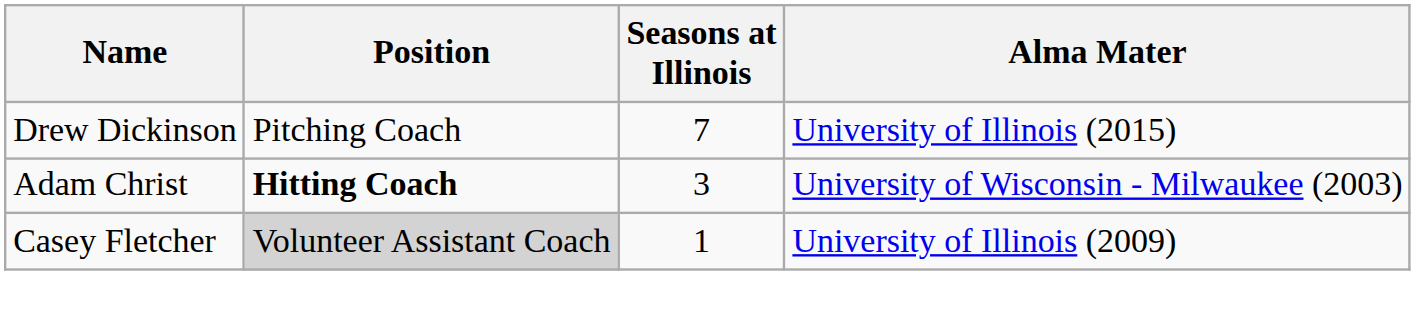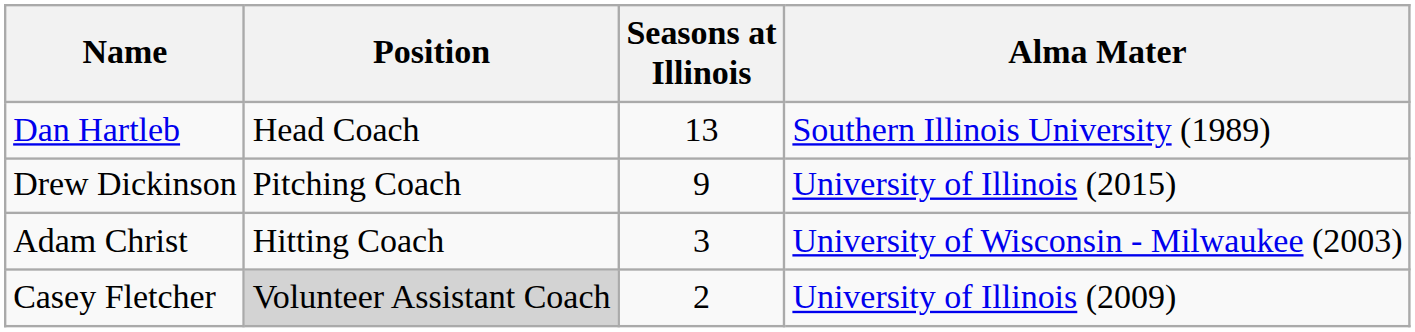+ row: (97, 129)
(701, 129) 7 -> (701, 185) 9
(355, 185) bold -> (348, 241) normal
(701, 241) 1 -> (701, 297) 2
